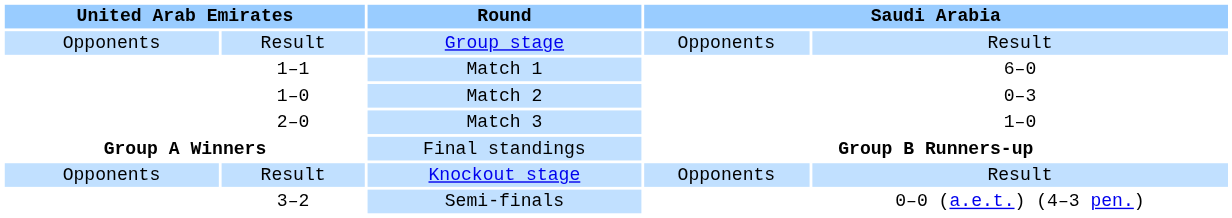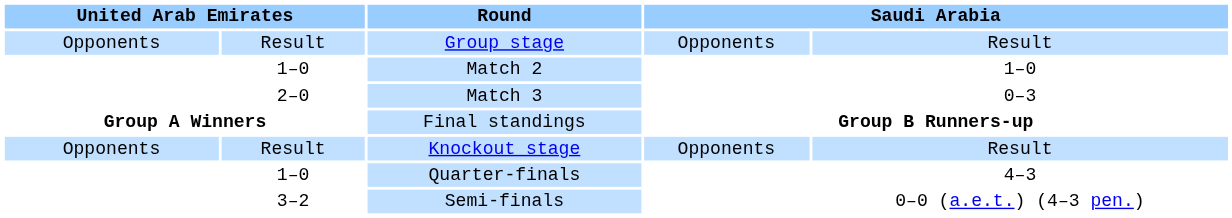- row: (504, 69)
(1020, 96) 0–3 -> (1020, 69) 1–0
(1020, 122) 1–0 -> (1020, 96) 0–3
+ row: (504, 175)
